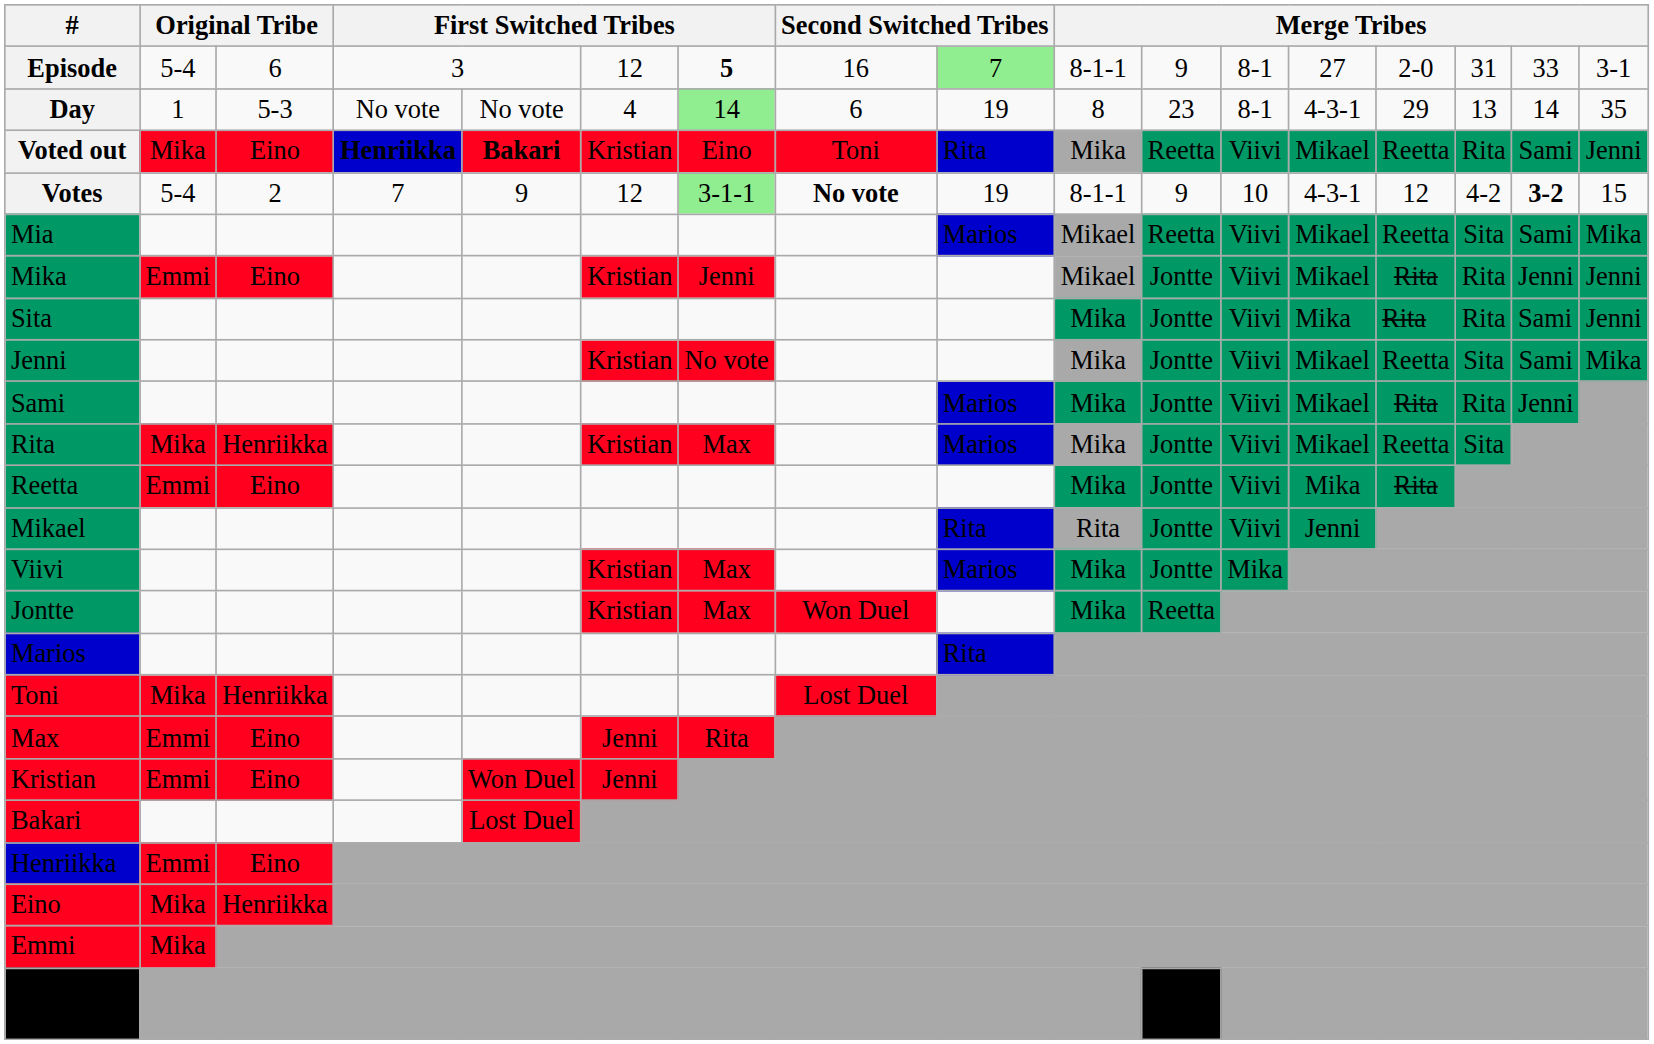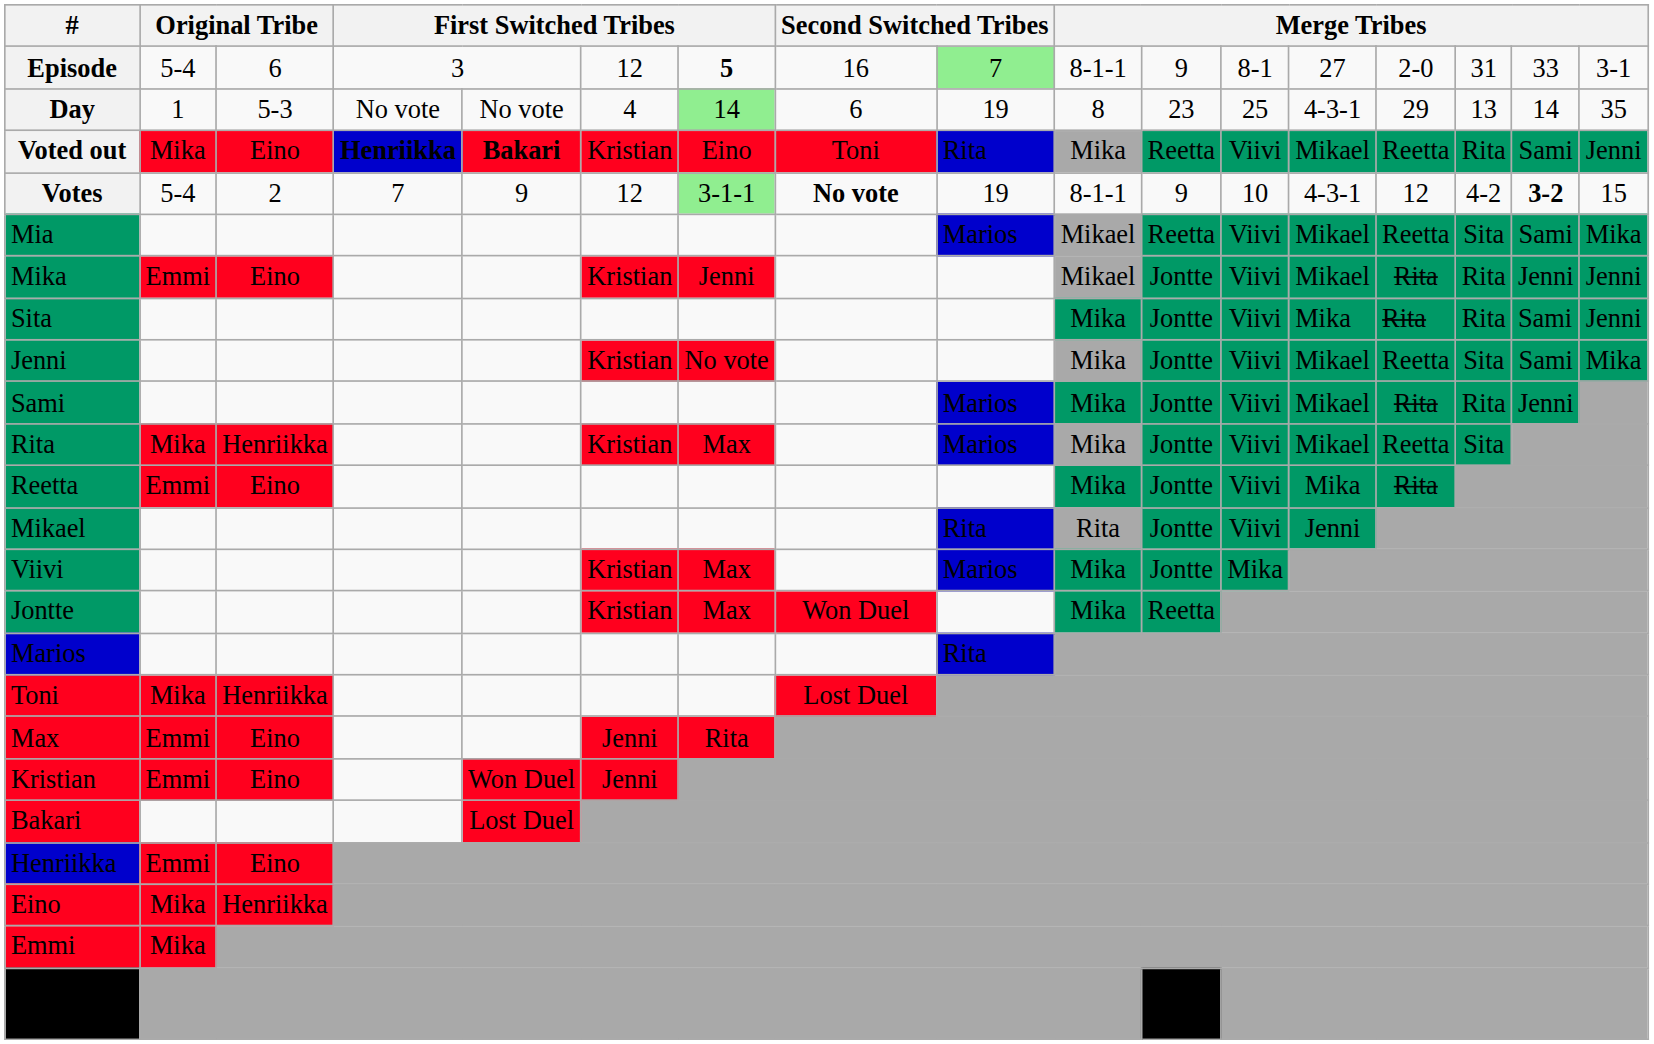(1255, 109) 8-1 -> (1255, 109) 25
